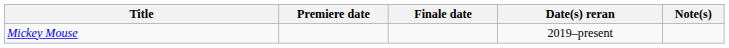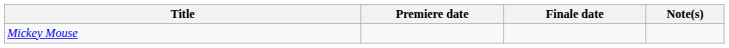- column: (580, 14)
